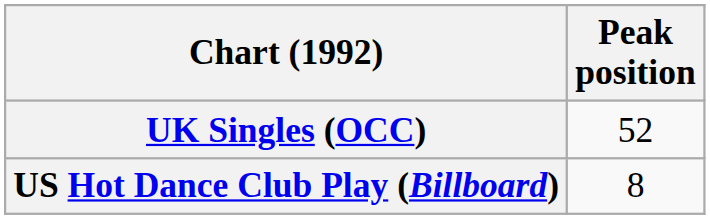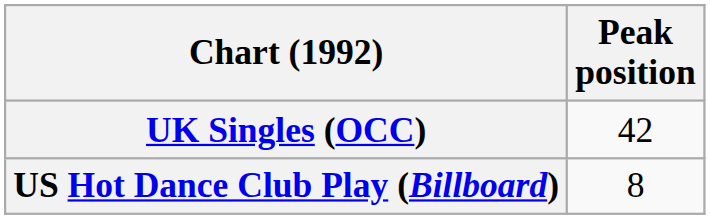(636, 128) 52 -> (636, 128) 42
